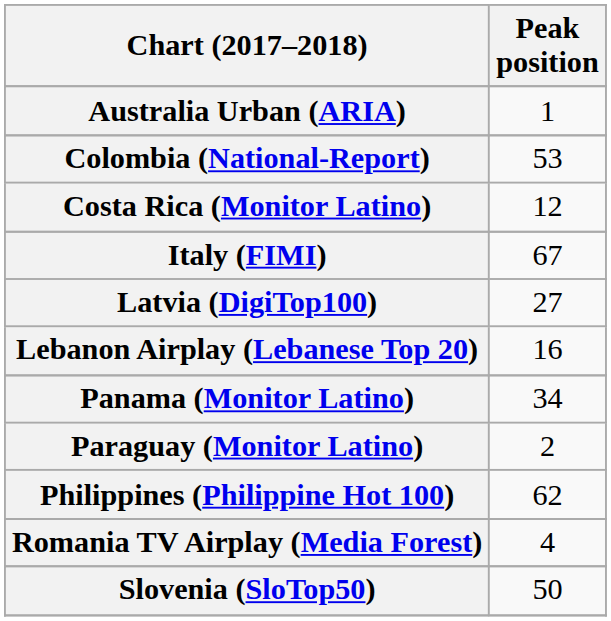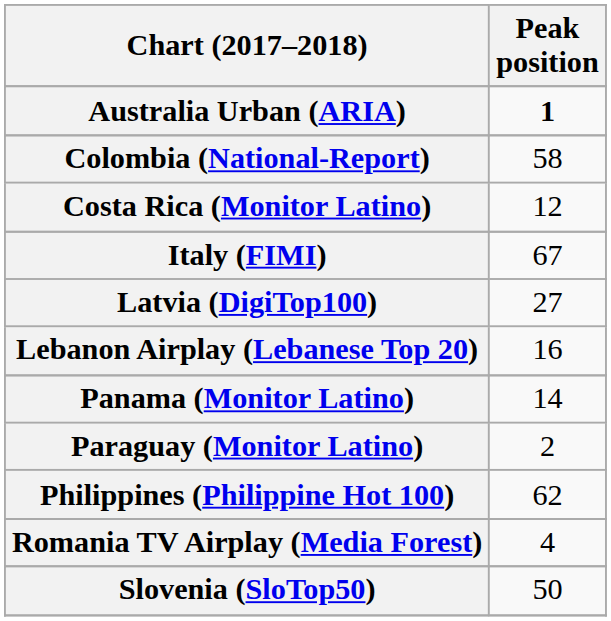(548, 110) normal -> (548, 110) bold
(548, 158) 53 -> (548, 158) 58
(548, 398) 34 -> (548, 398) 14
